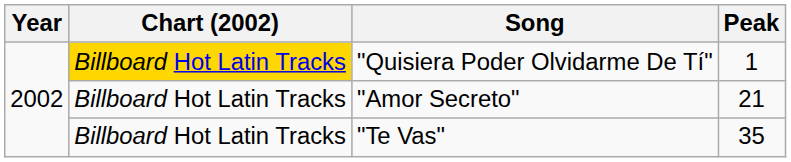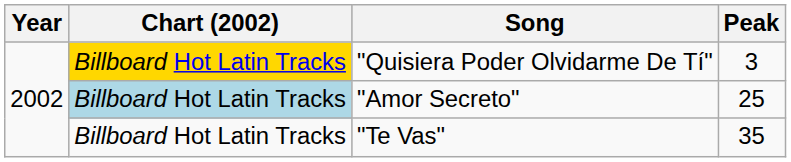(751, 61) 1 -> (751, 61) 3
(210, 99) no background -> (210, 99) lightblue background
(751, 99) 21 -> (751, 99) 25
